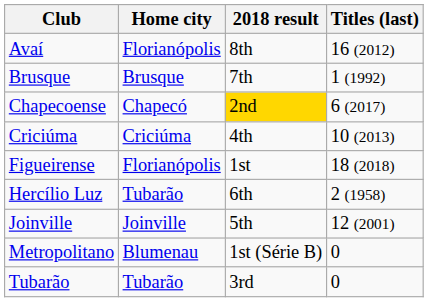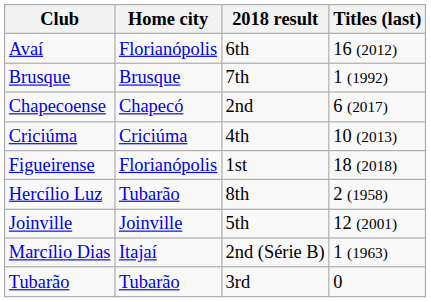(241, 48) 8th -> (237, 48) 6th
(243, 106) gold background -> (239, 106) no background
(241, 194) 6th -> (237, 194) 8th
+ row: (60, 252)
- row: (61, 252)
